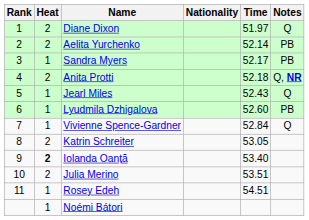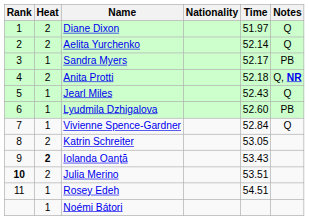(287, 45) PB -> (287, 45) Q
(256, 158) 53.40 -> (256, 158) 53.43
(19, 175) normal -> (19, 175) bold
